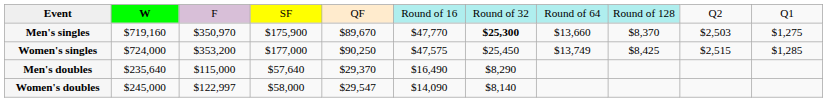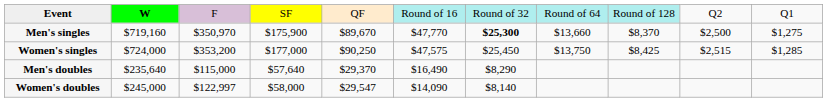(715, 32) $2,503 -> (715, 32) $2,500
(572, 51) $13,749 -> (572, 51) $13,750
